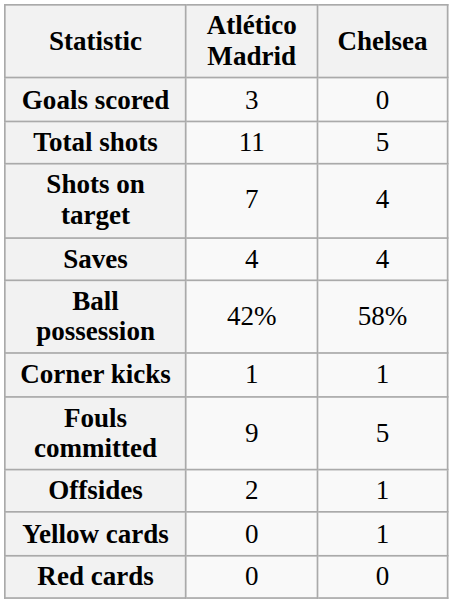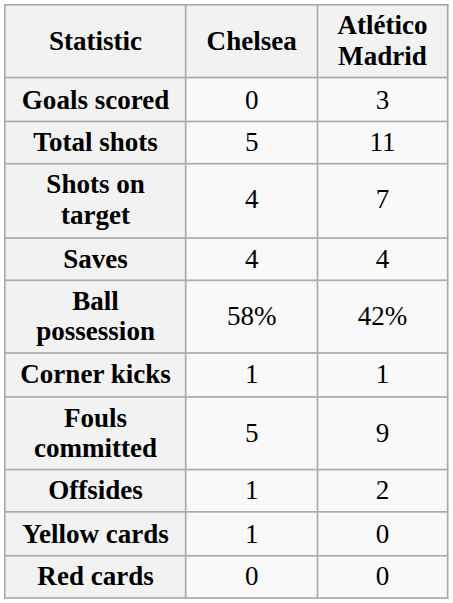columns swapped: (382, 41) <-> (252, 41)
